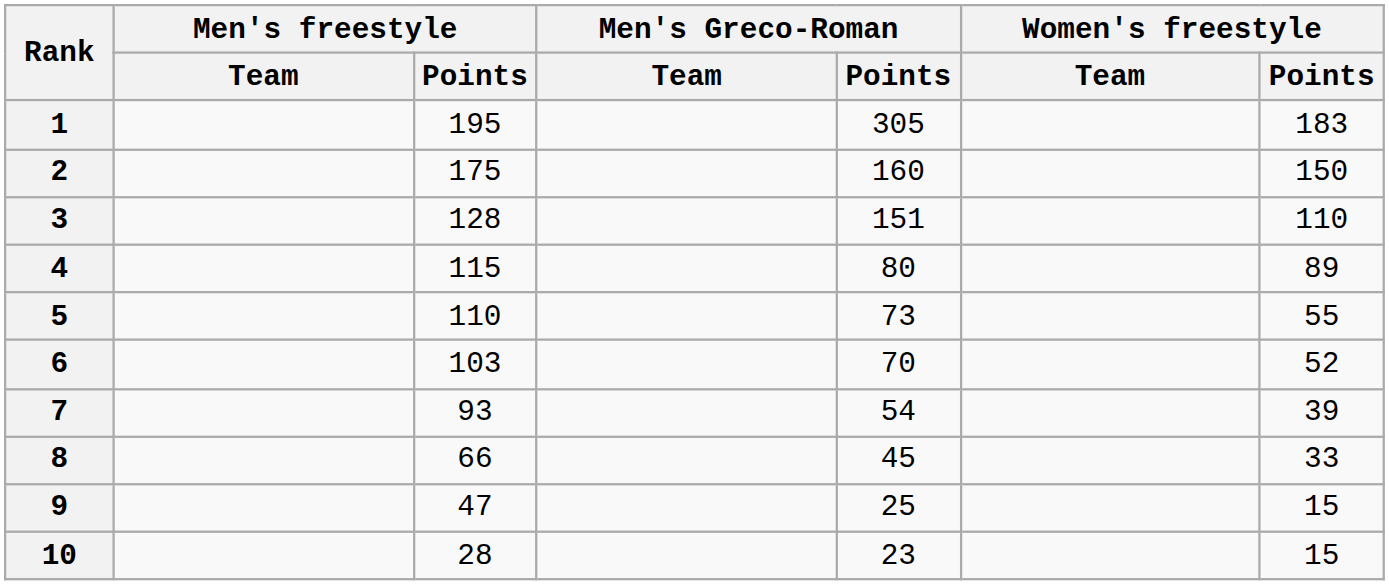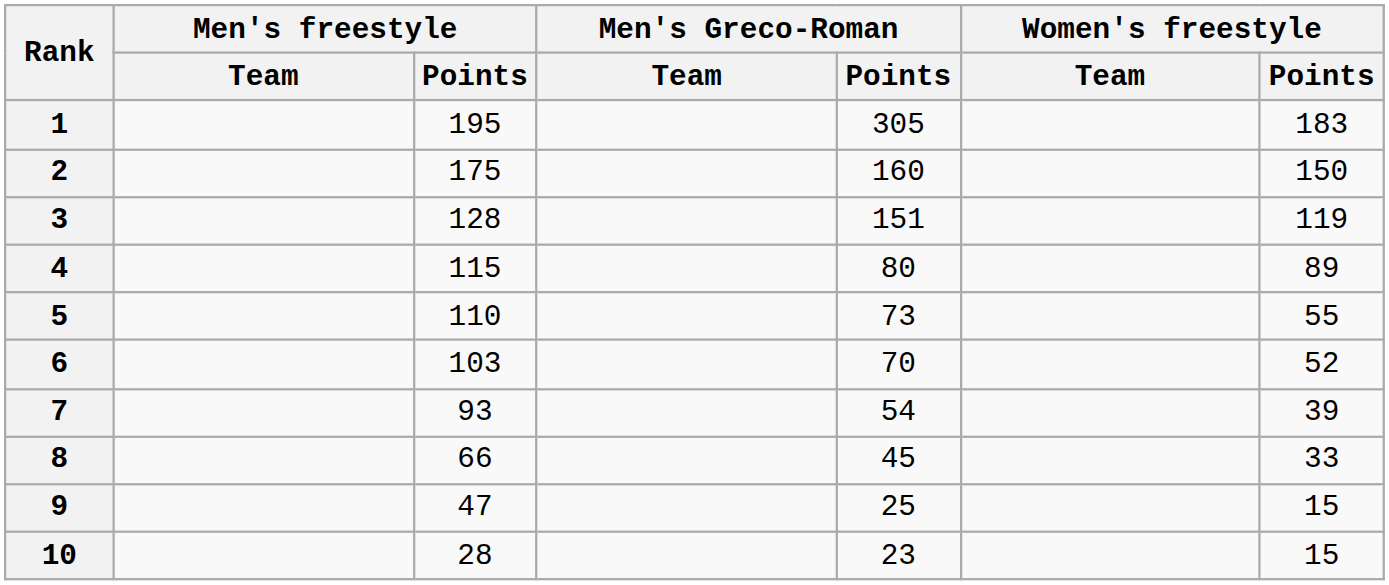(1322, 221) 110 -> (1322, 221) 119
